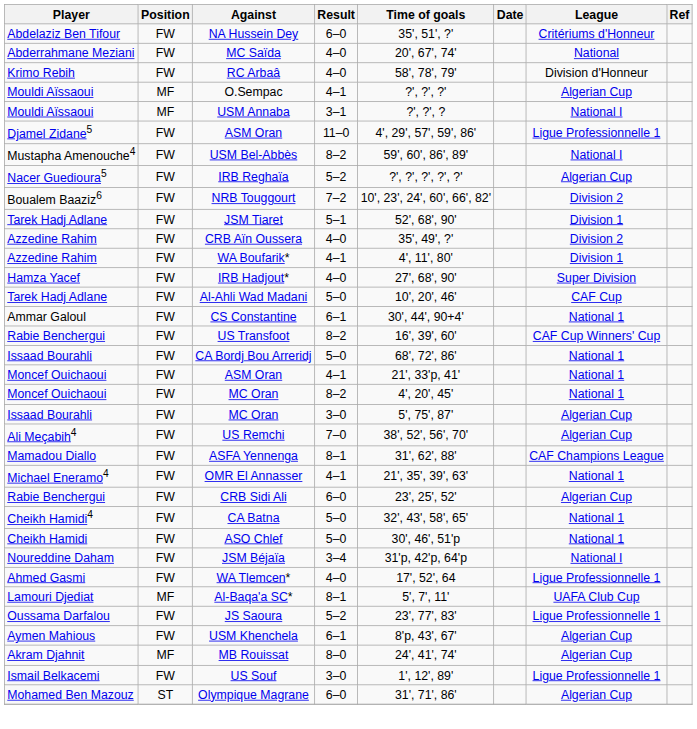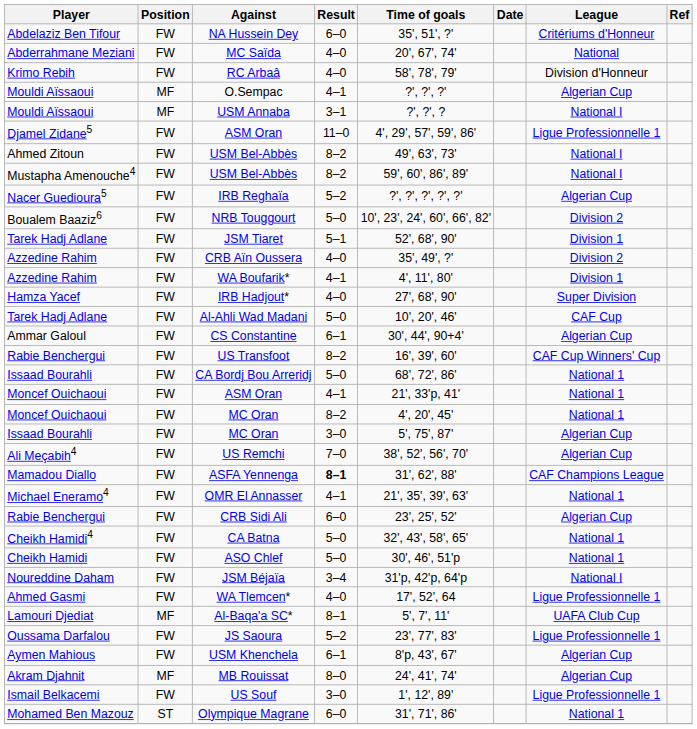+ row: (46, 153)
(336, 198) 7–2 -> (336, 218) 5–0
(596, 317) National 1 -> (596, 336) Algerian Cup
(336, 456) normal -> (336, 475) bold
(596, 694) Algerian Cup -> (596, 714) National 1
